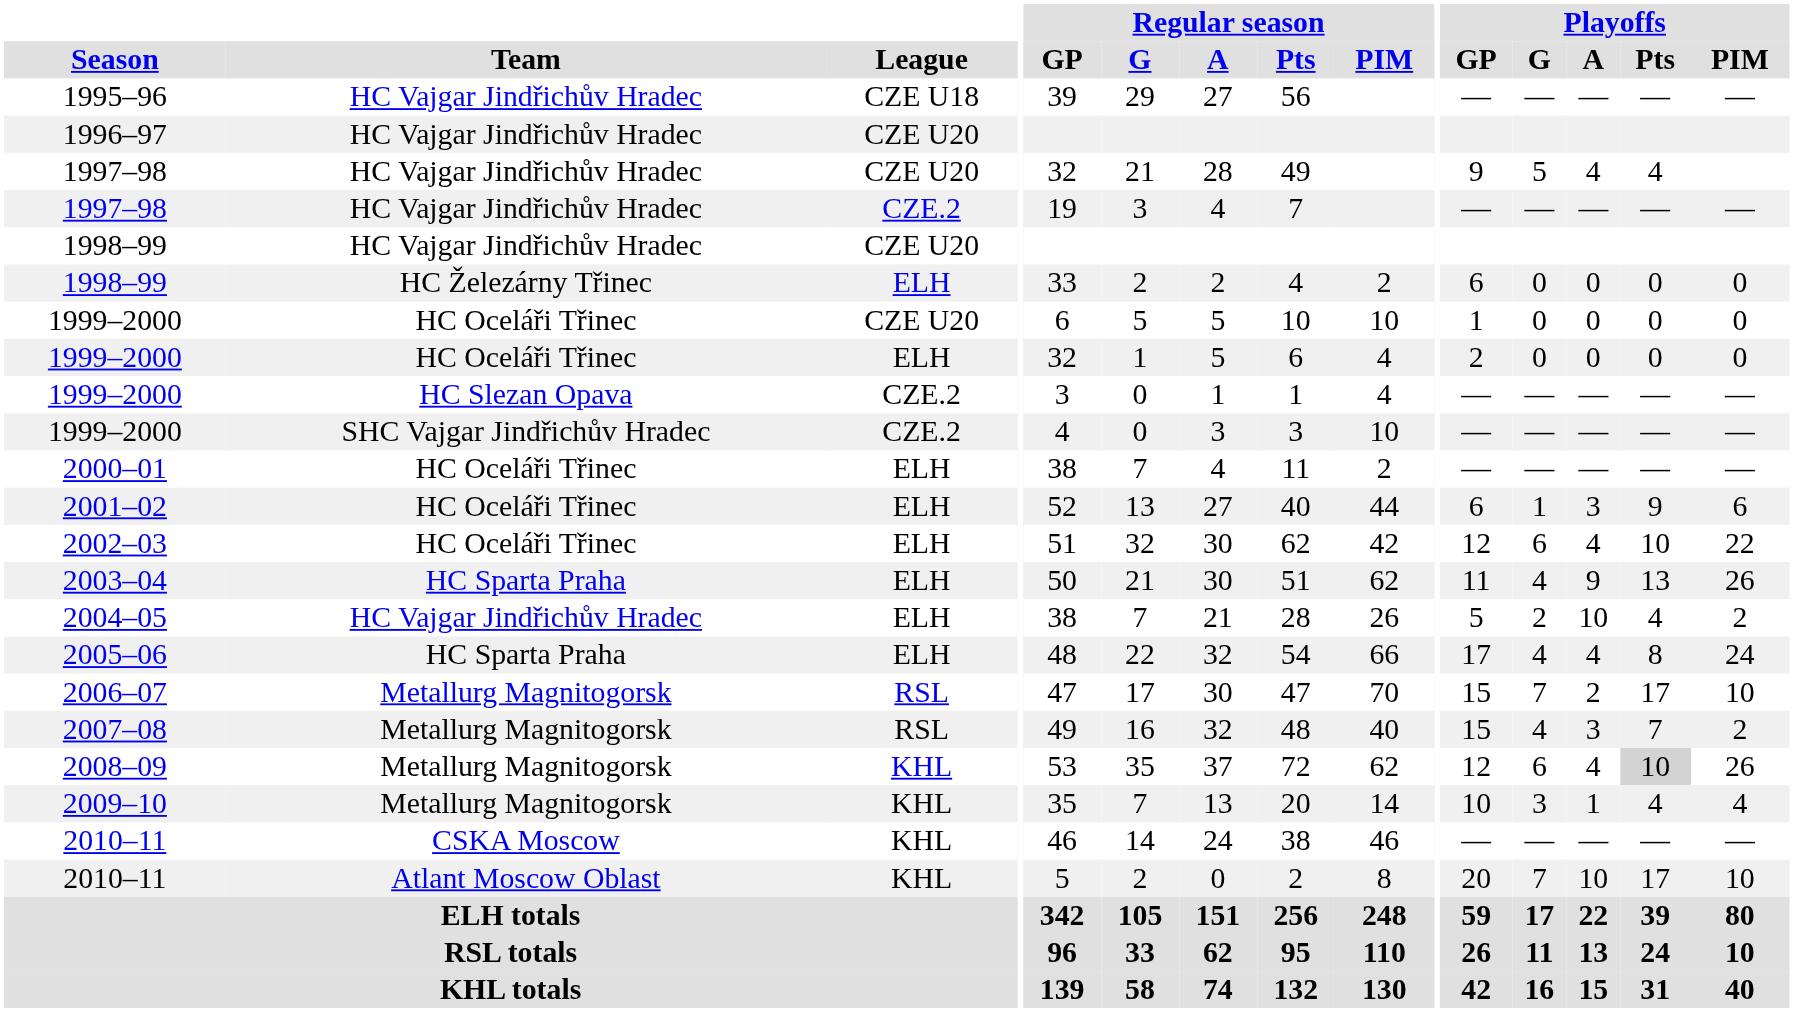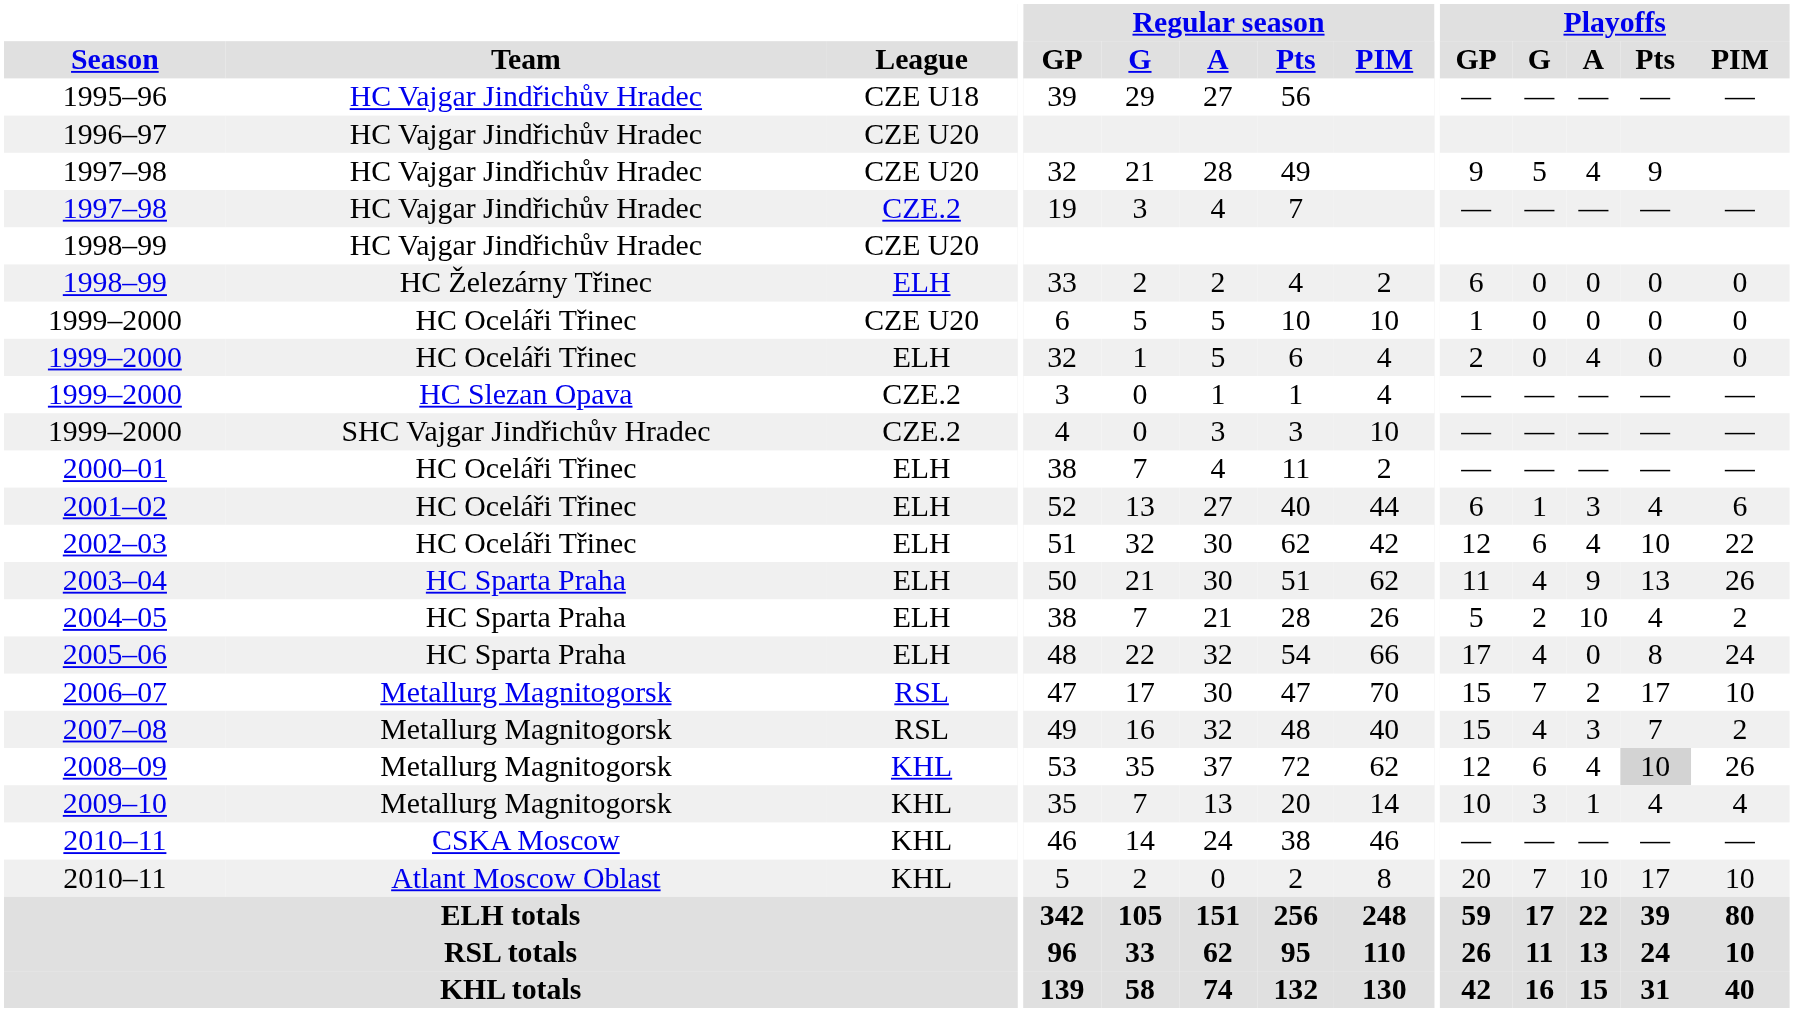(1655, 170) 4 -> (1655, 170) 9
(1593, 356) 0 -> (1593, 356) 4
(1655, 505) 9 -> (1655, 505) 4
(526, 617) HC Vajgar Jindřichův Hradec -> (526, 617) HC Sparta Praha
(1593, 654) 4 -> (1593, 654) 0
